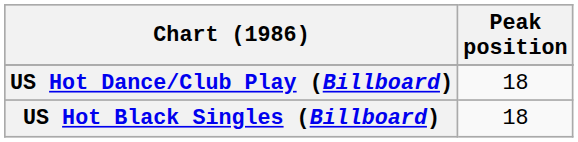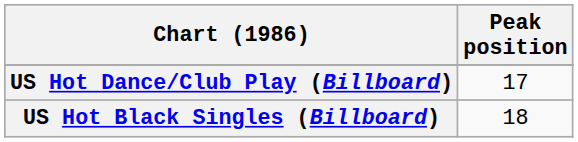(515, 83) 18 -> (515, 83) 17
